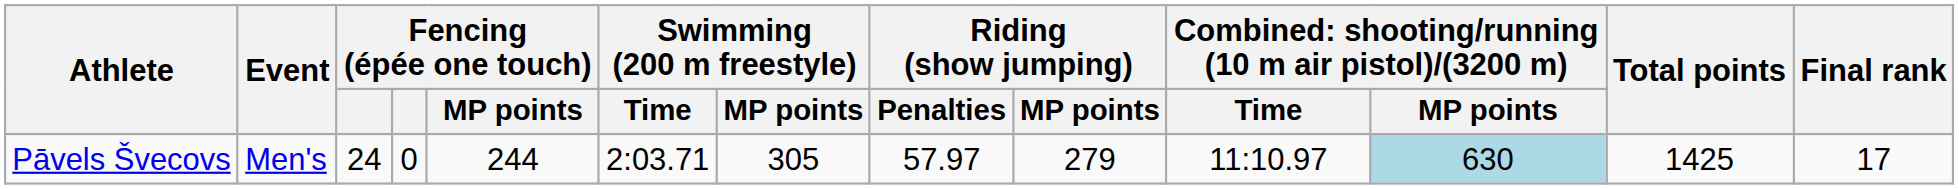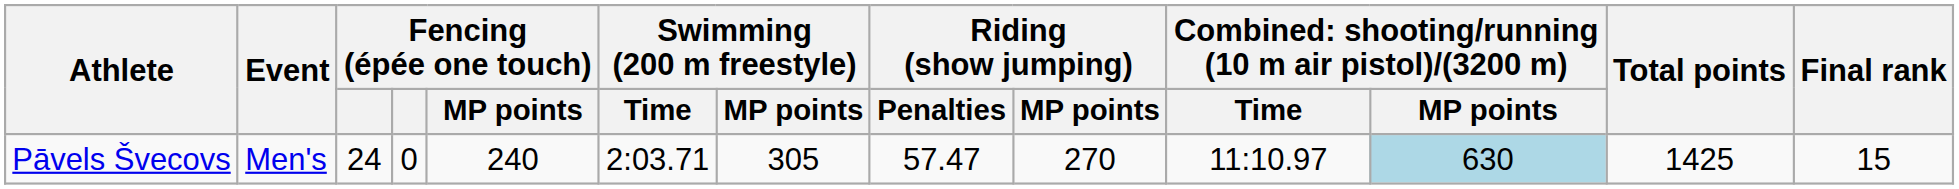(513, 159) 244 -> (513, 159) 240
(942, 159) 57.97 -> (942, 159) 57.47
(1090, 159) 279 -> (1090, 159) 270
(1874, 159) 17 -> (1874, 159) 15
